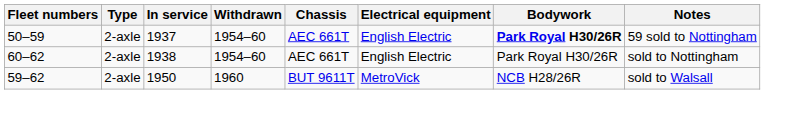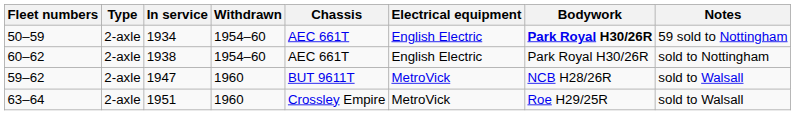(161, 36) 1937 -> (161, 36) 1934
(161, 78) 1950 -> (161, 78) 1947
+ row: (26, 99)
